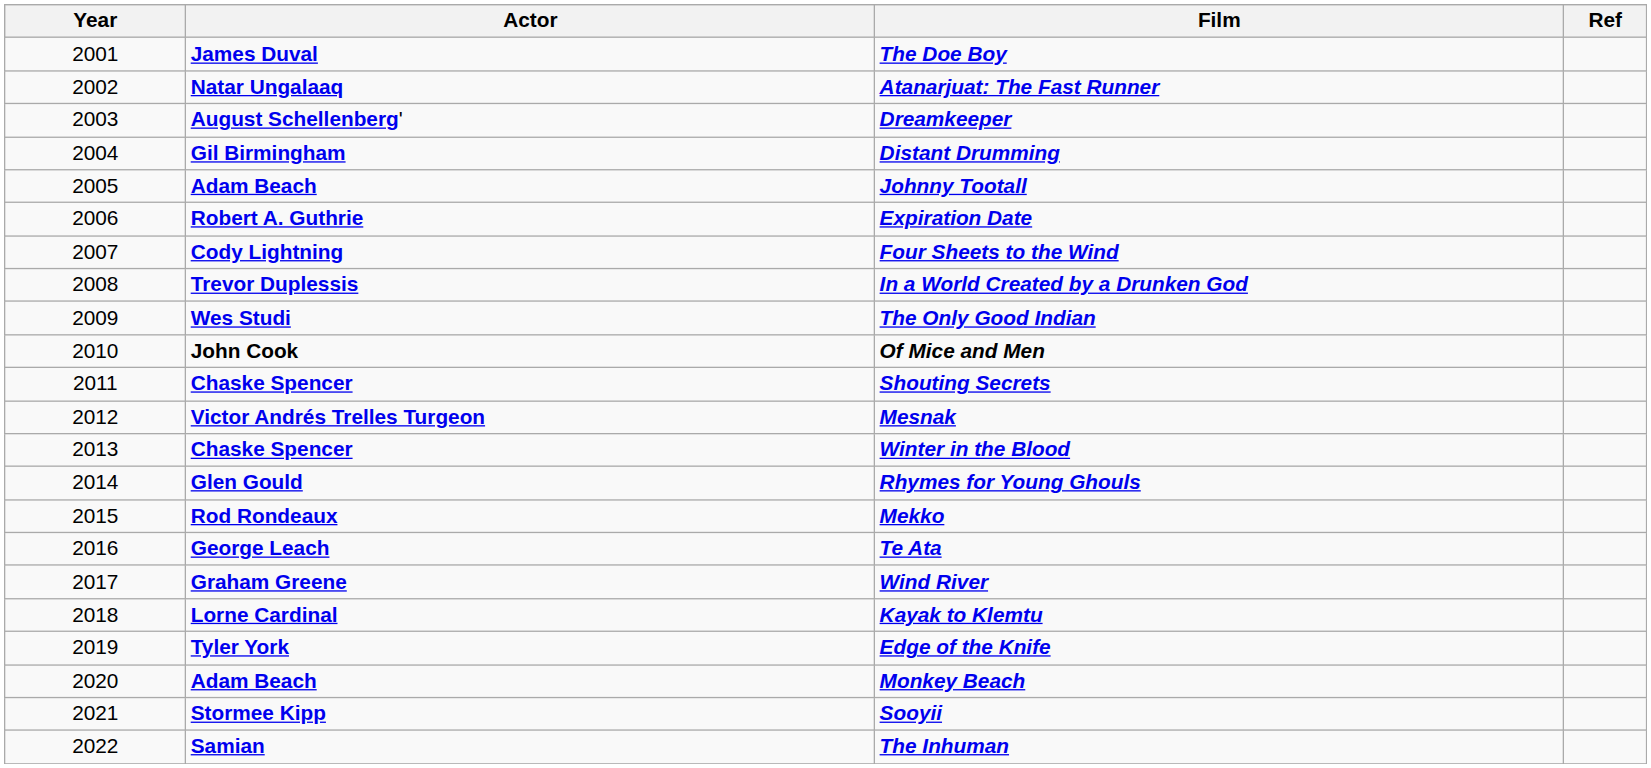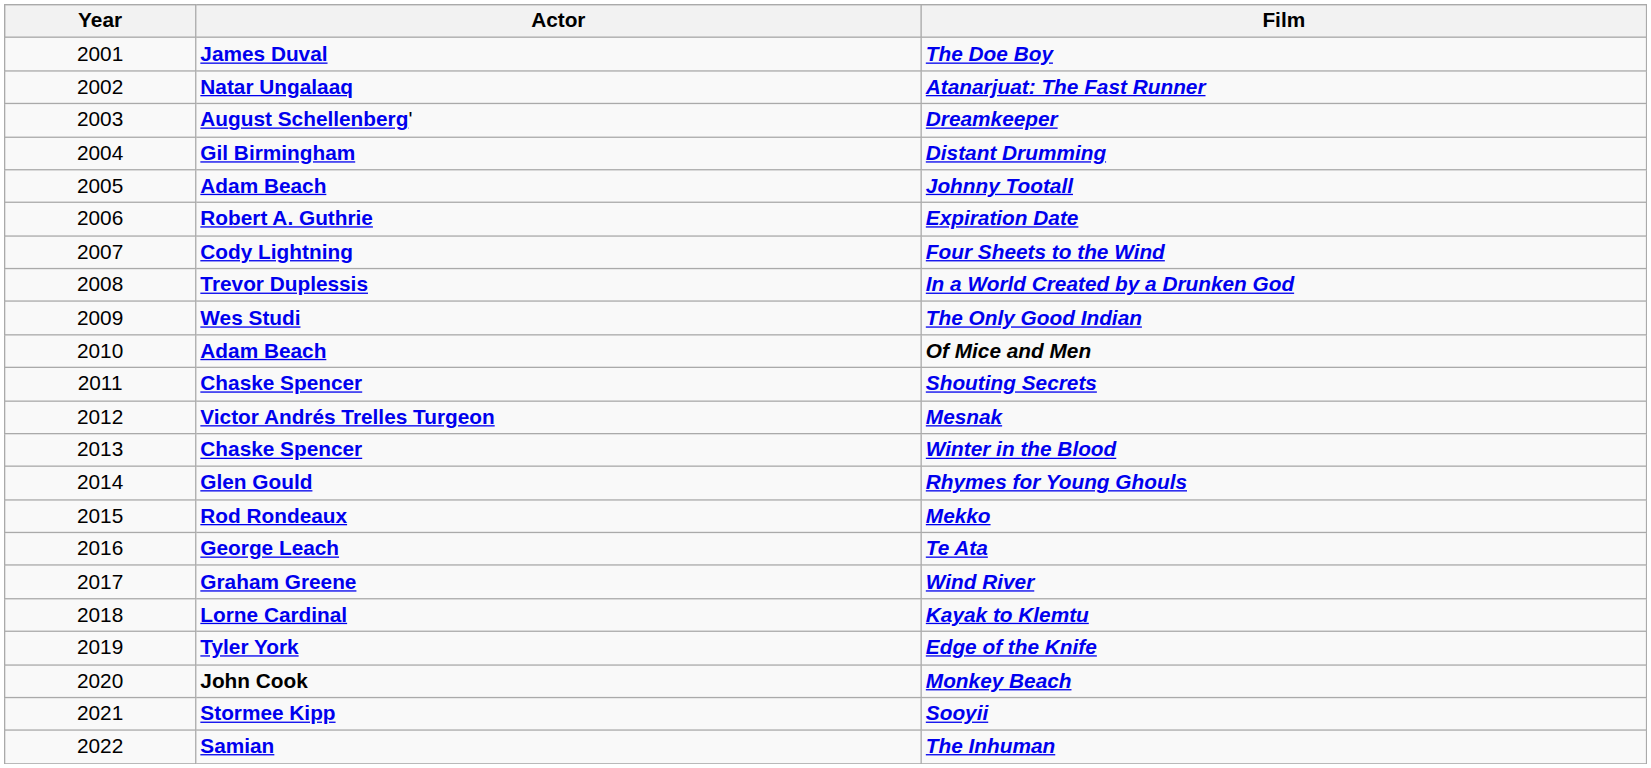- column: (1605, 20)
(244, 350) John Cook -> (263, 350) Adam Beach
(254, 680) Adam Beach -> (254, 680) John Cook
